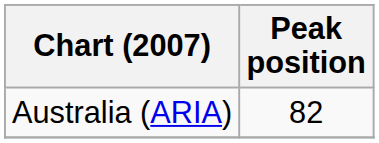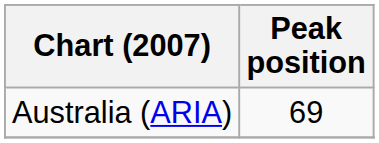(306, 112) 82 -> (306, 112) 69
